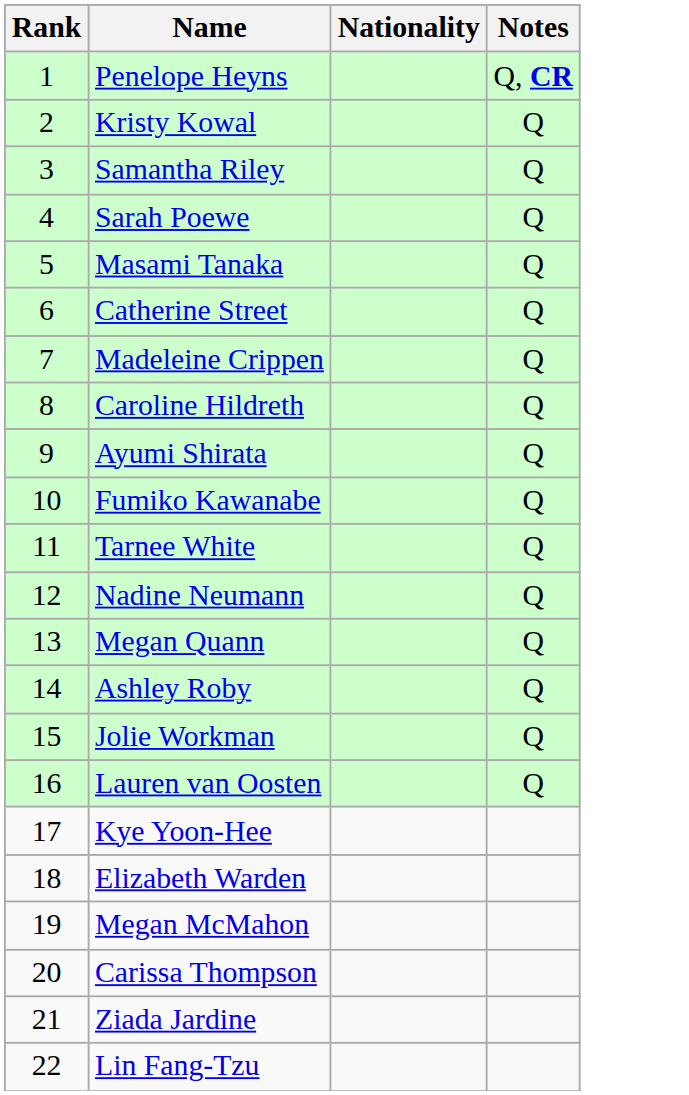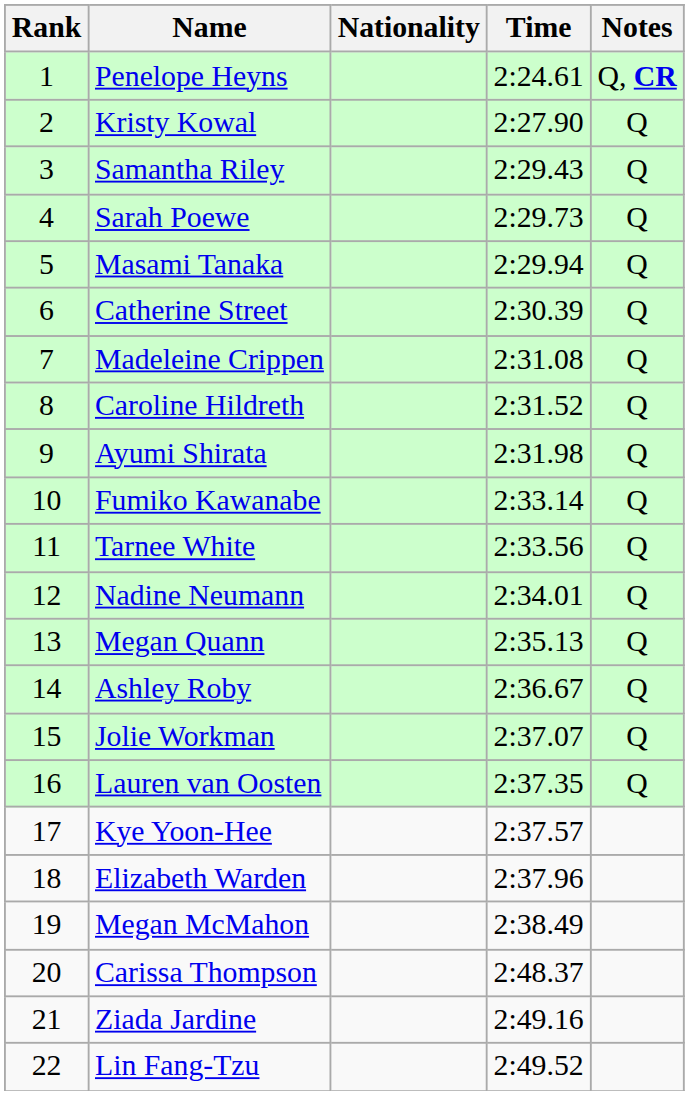+ column: (539, 28)
